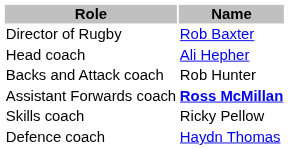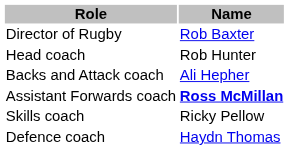(215, 55) Ali Hepher -> (218, 55) Rob Hunter
(218, 75) Rob Hunter -> (215, 75) Ali Hepher
